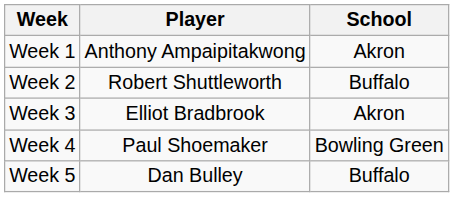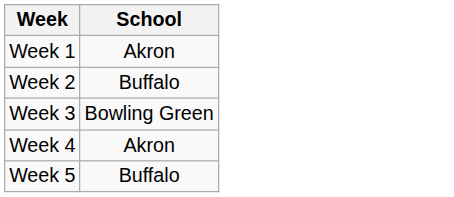- column: (195, 20)
(379, 113) Akron -> (149, 113) Bowling Green
(379, 144) Bowling Green -> (149, 144) Akron
